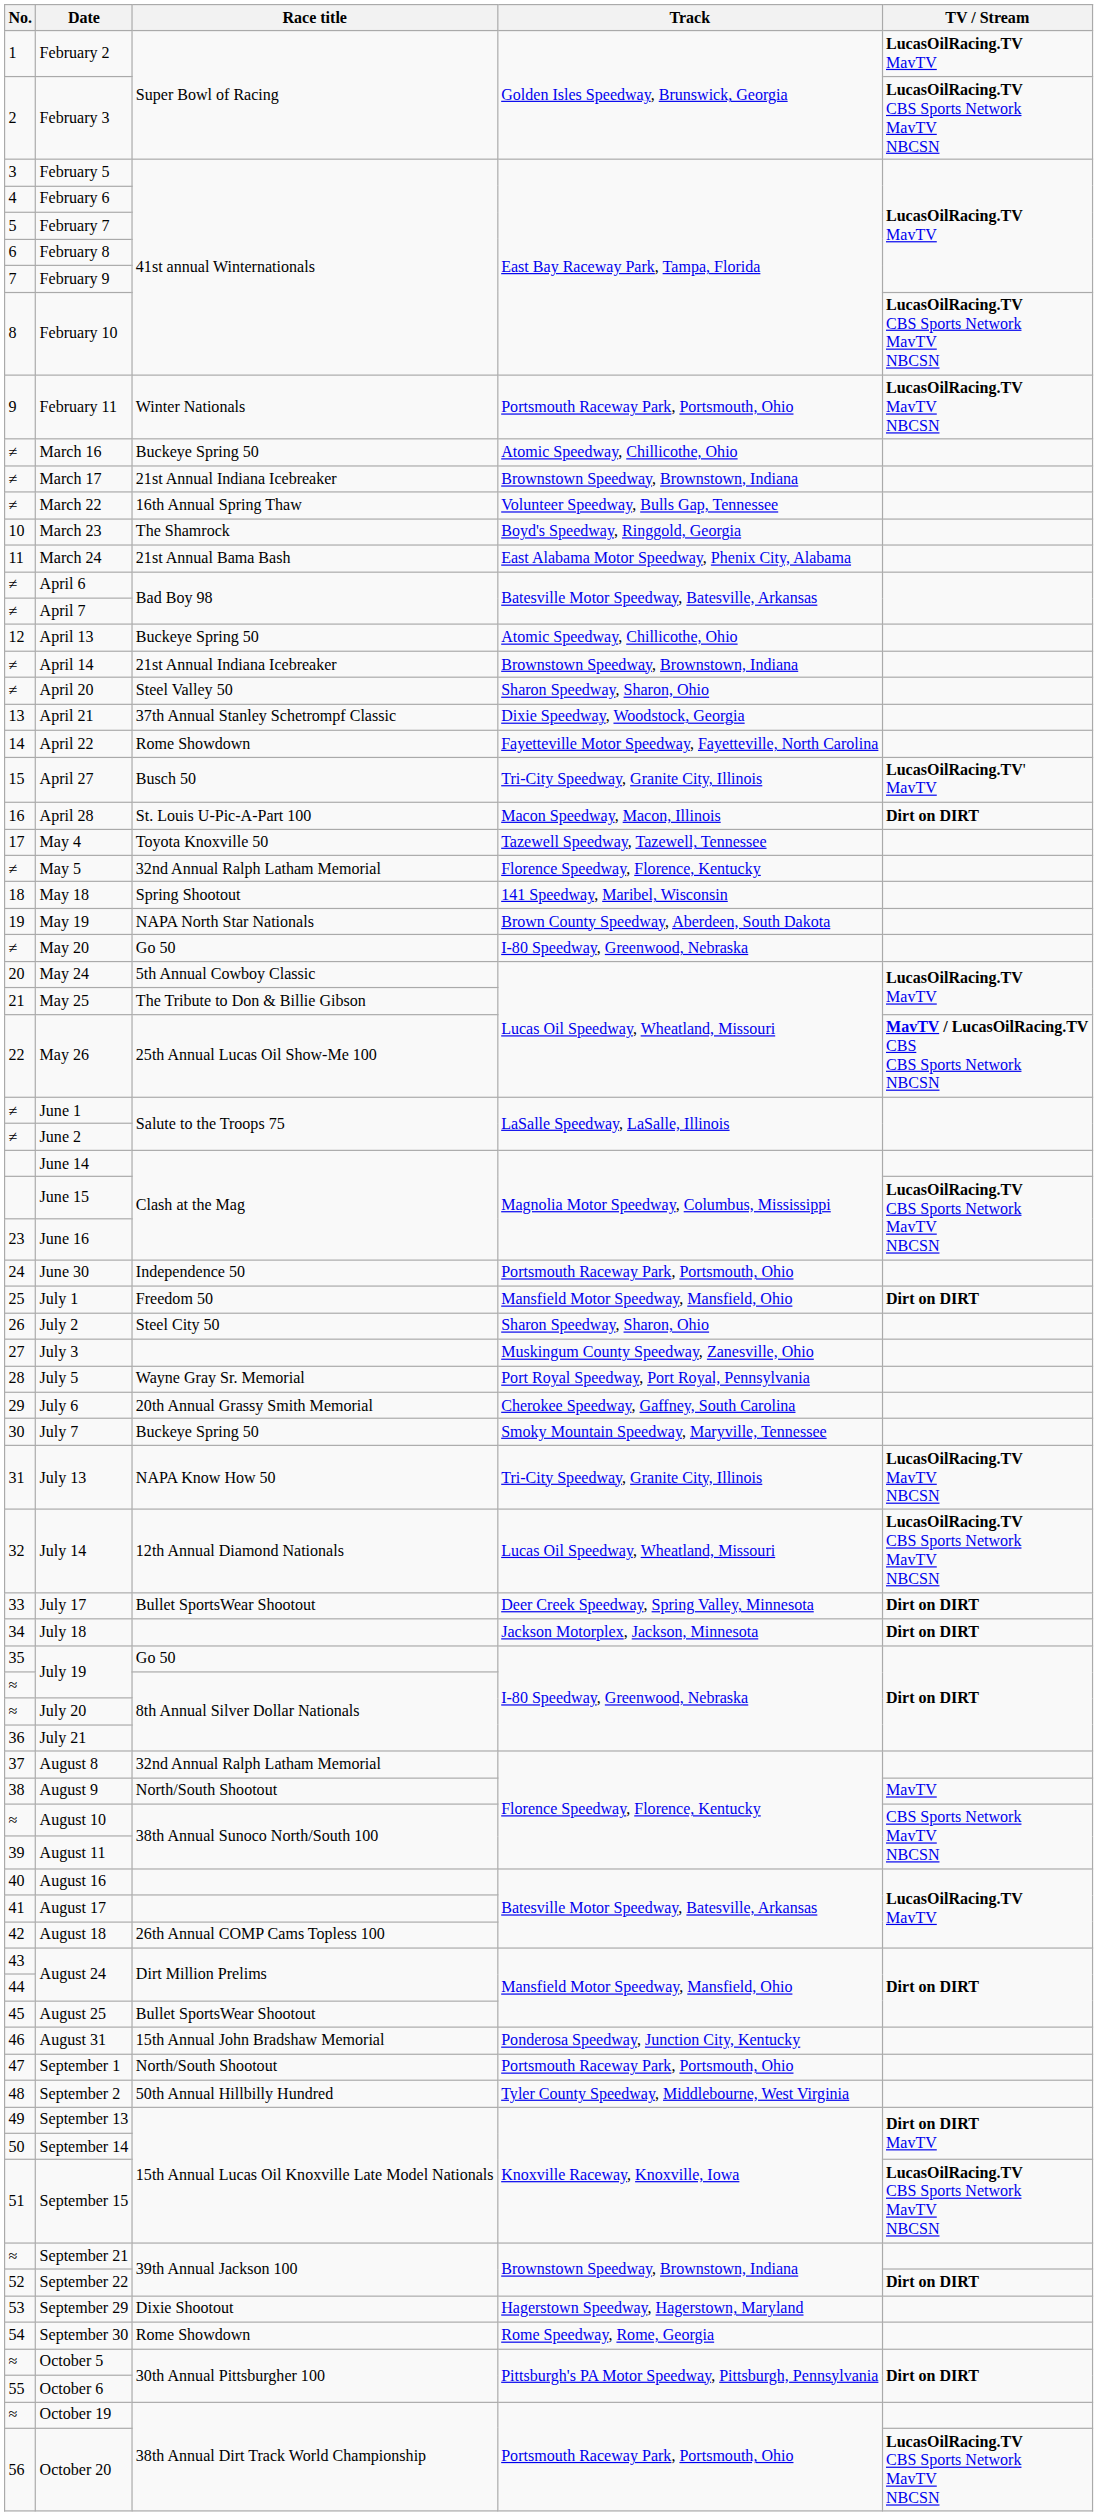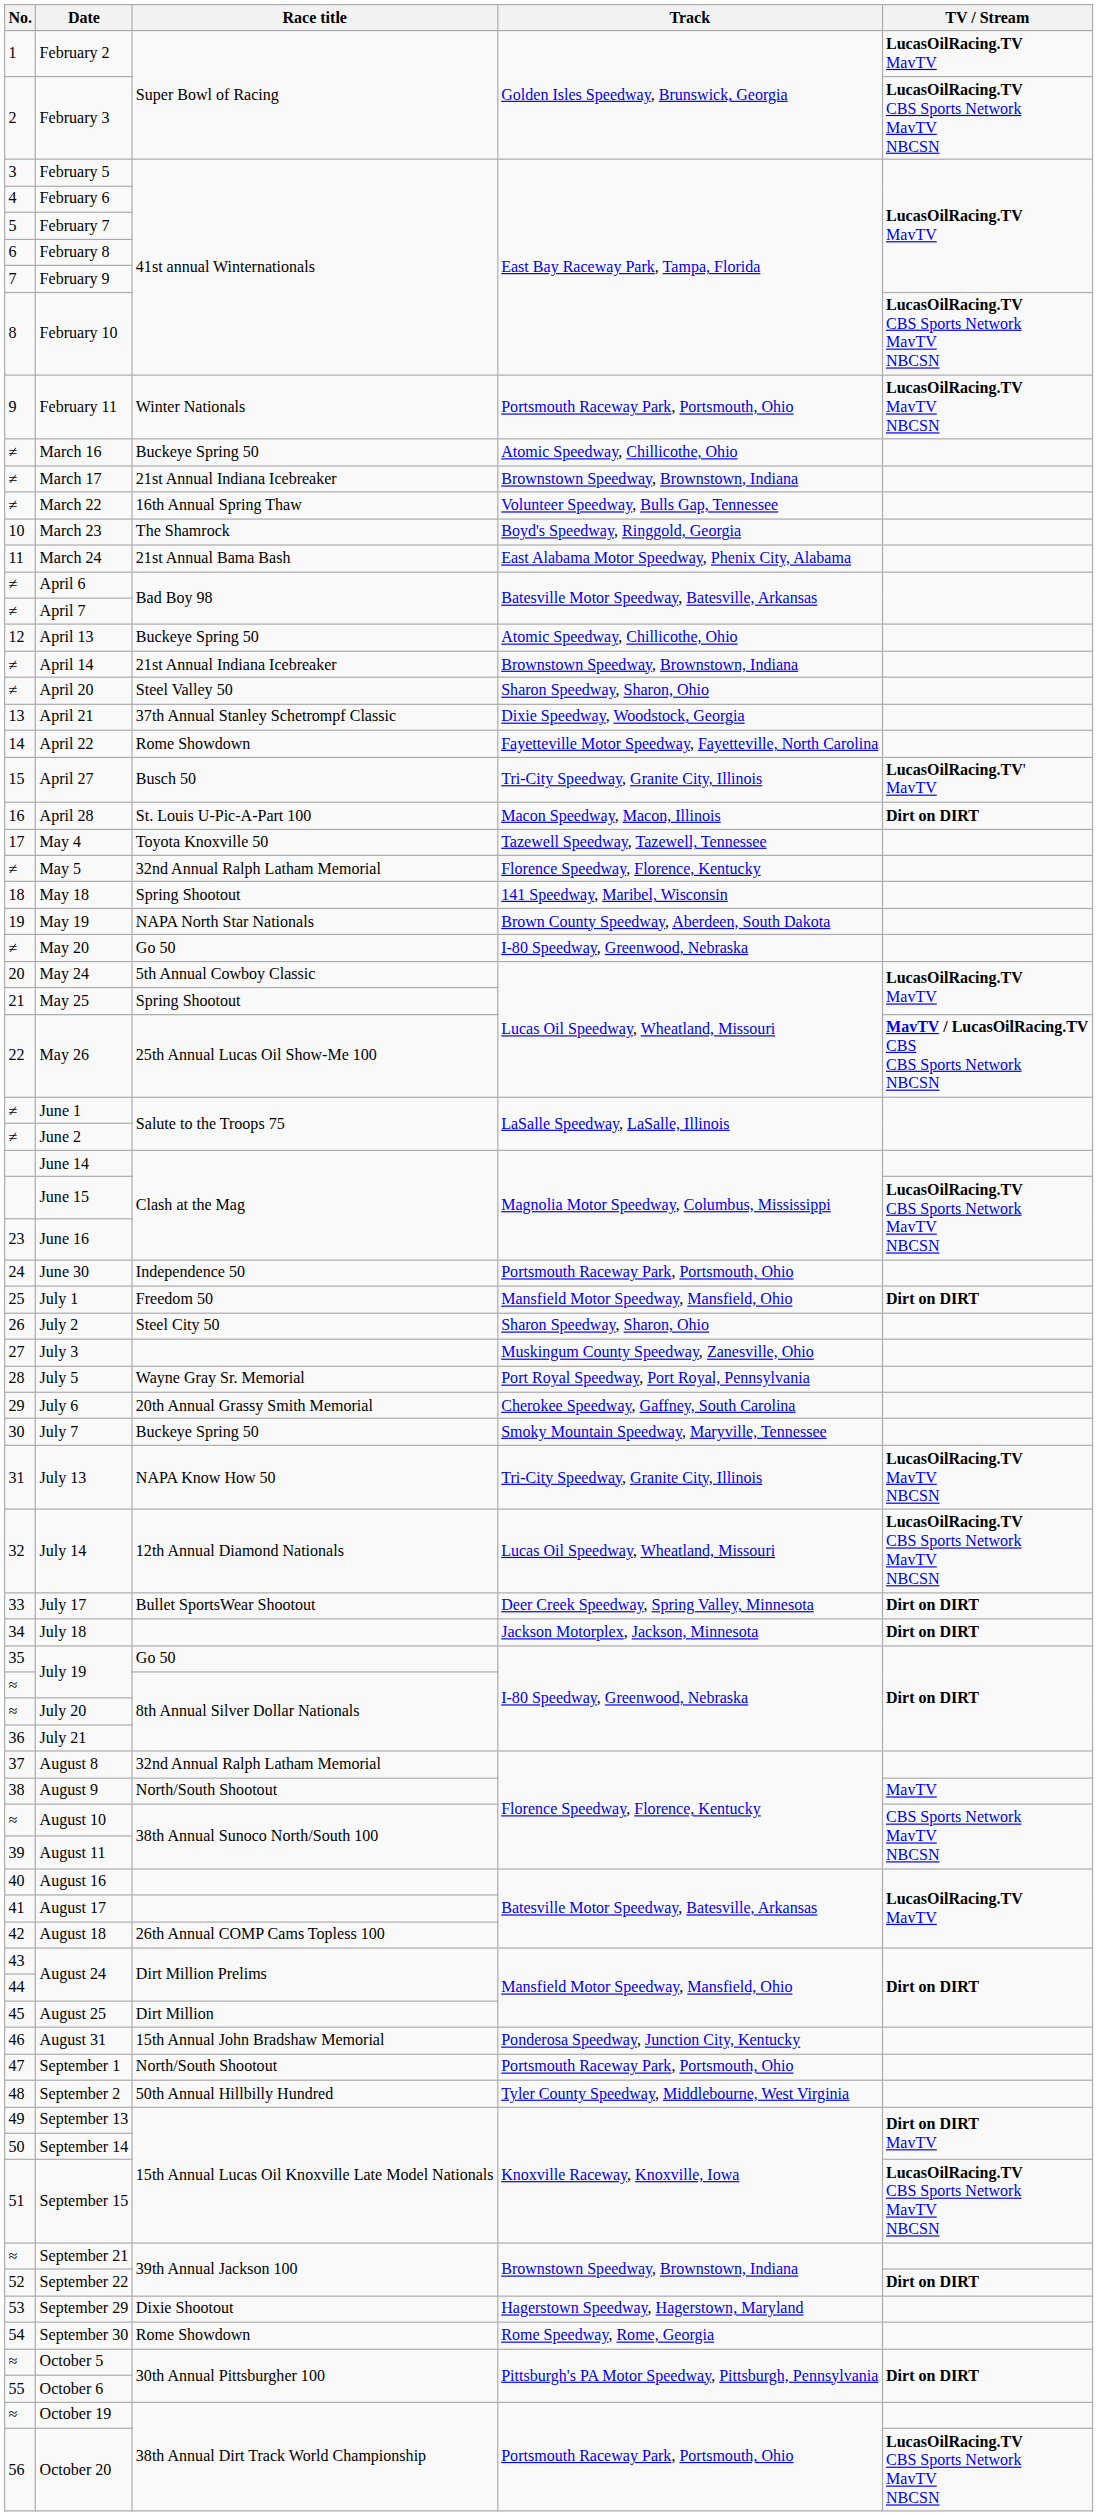(251, 1000) The Tribute to Don & Billie Gibson -> (188, 1000) Spring Shootout
(226, 2013) Bullet SportsWear Shootout -> (175, 2013) Dirt Million
